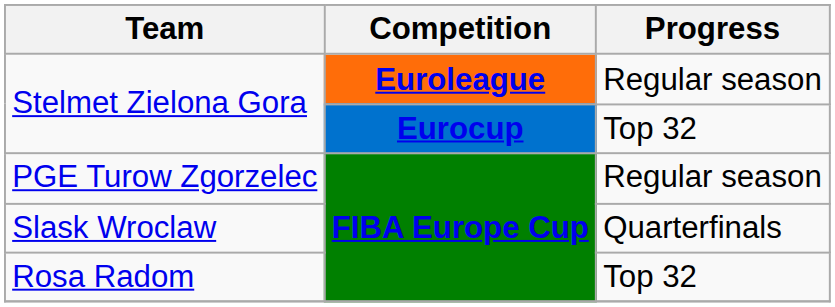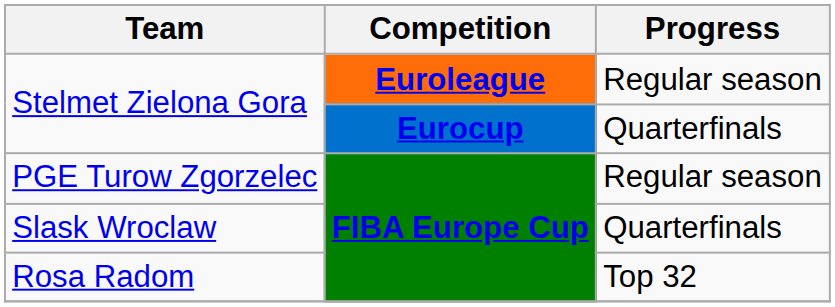(650, 128) Top 32 -> (693, 128) Quarterfinals
